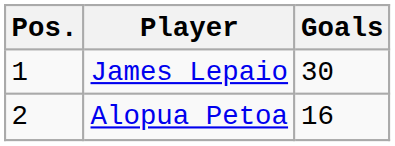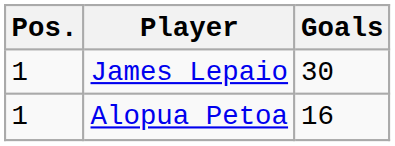(20, 117) 2 -> (20, 117) 1
